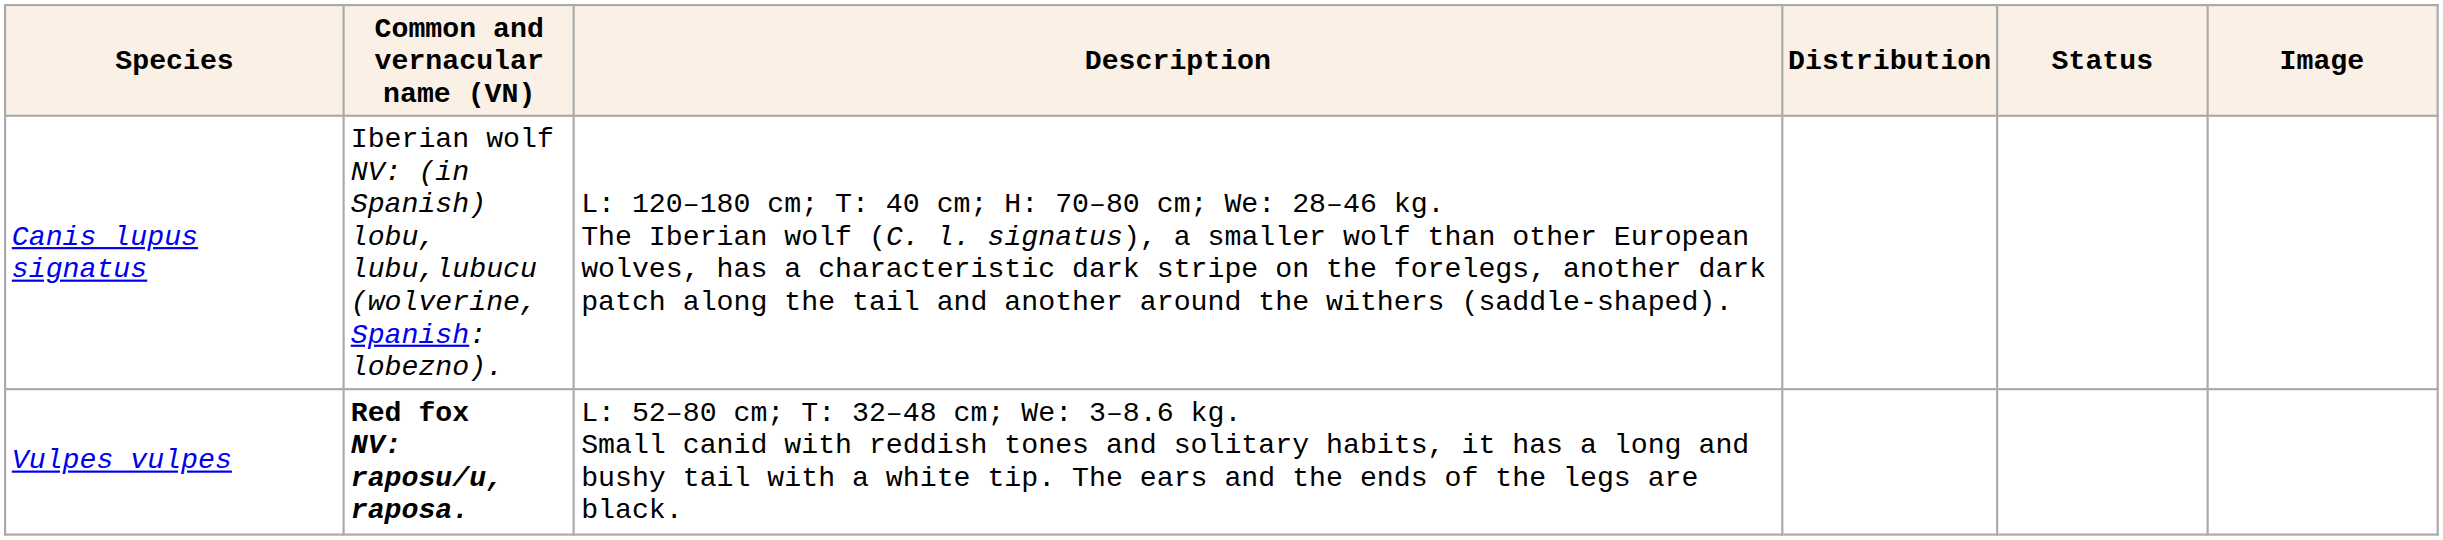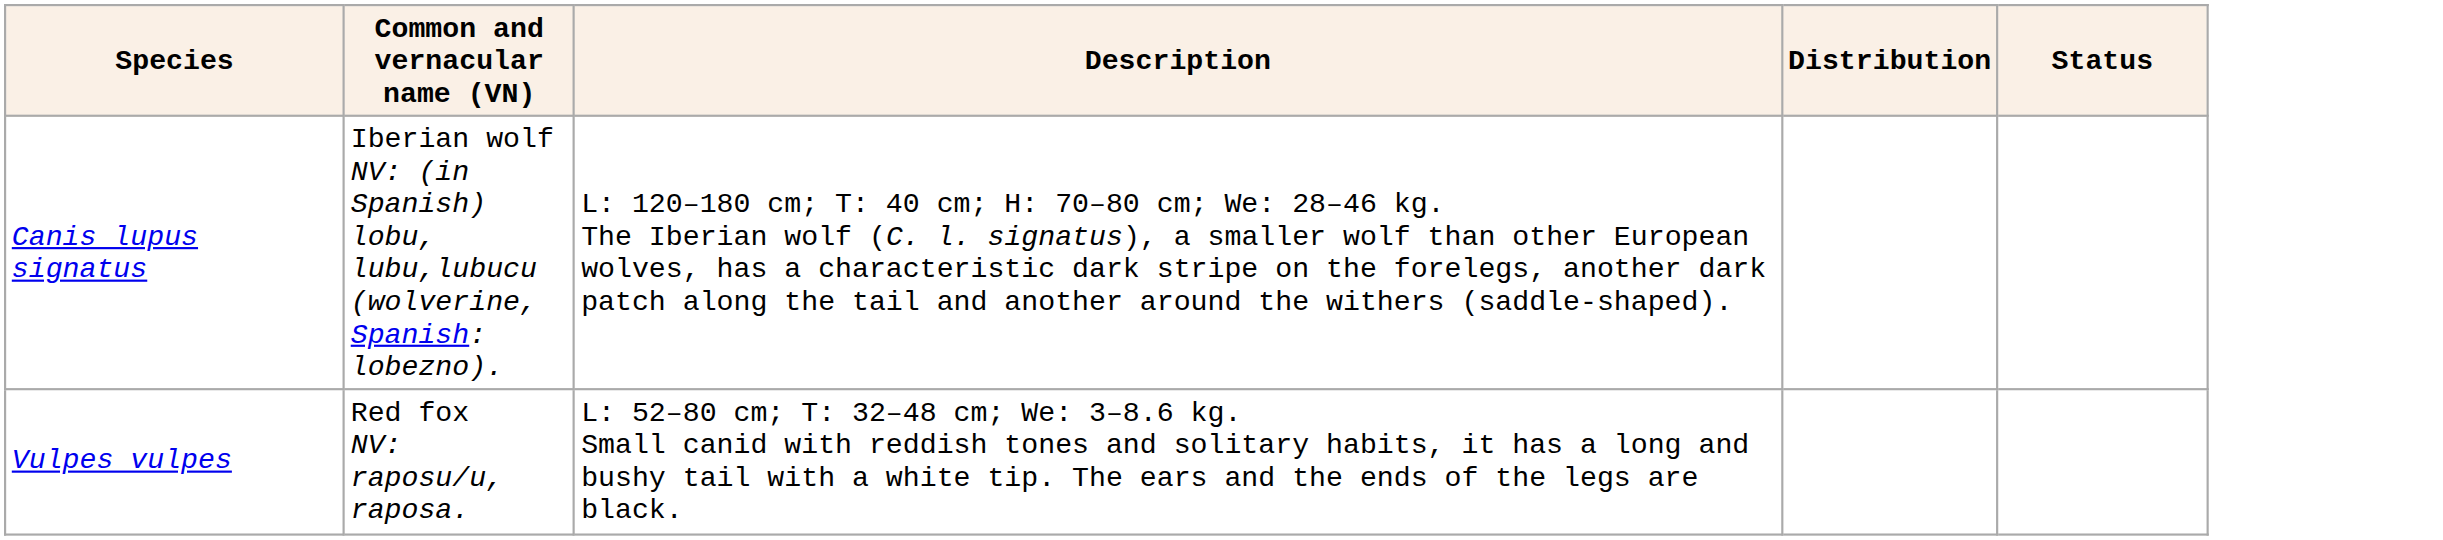- column: (2322, 61)
(427, 462) bold -> (427, 462) normal
